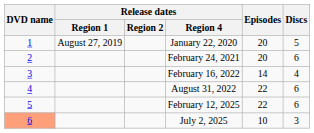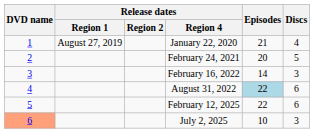(263, 43) 20 -> (263, 43) 21
(296, 43) 5 -> (296, 43) 4
(296, 58) 6 -> (296, 58) 5
(296, 74) 4 -> (296, 74) 3
(263, 89) no background -> (263, 89) lightblue background
